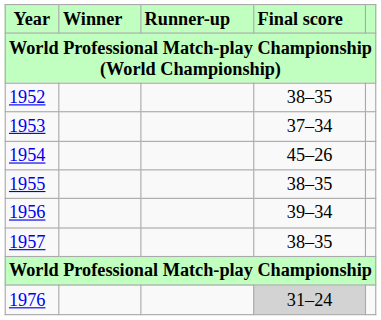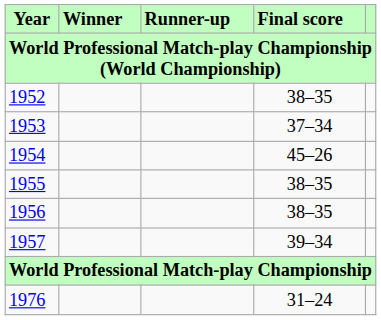(310, 213) 39–34 -> (310, 213) 38–35
(310, 241) 38–35 -> (310, 241) 39–34
(310, 299) lightgrey background -> (310, 299) no background
